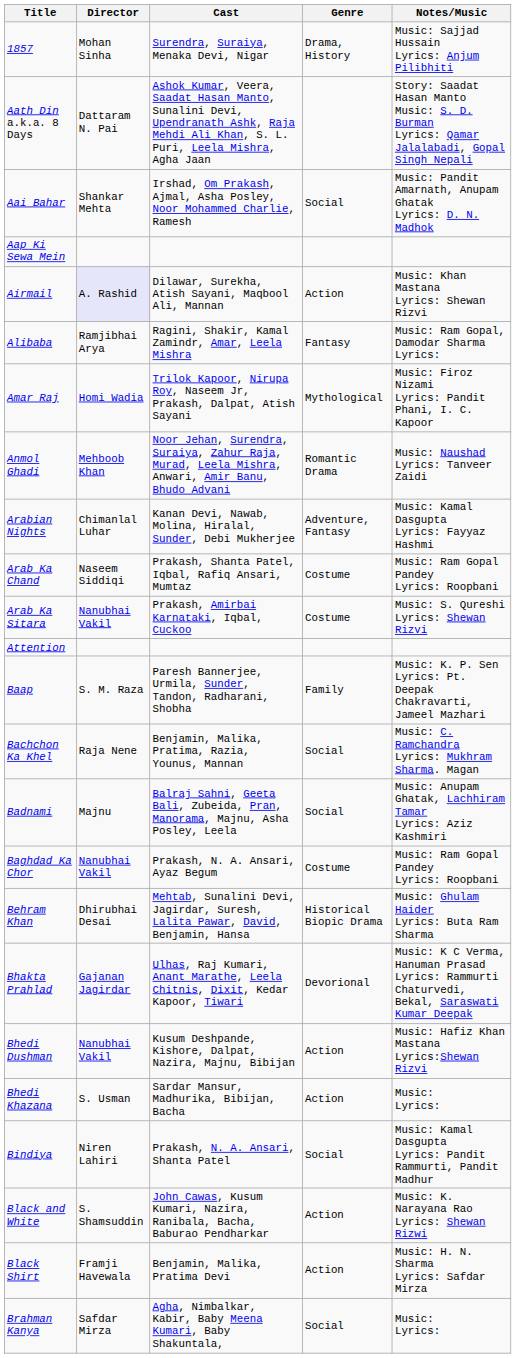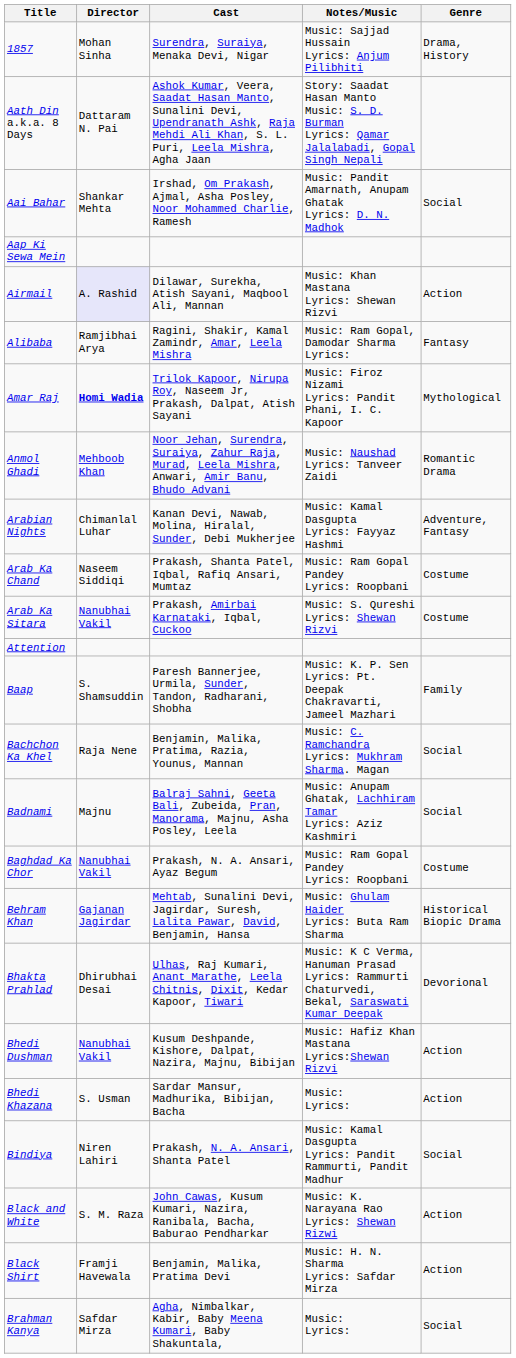columns swapped: (347, 13) <-> (452, 13)
(111, 398) normal -> (111, 398) bold
(111, 690) S. M. Raza -> (111, 690) S. Shamsuddin
(108, 916) Dhirubhai Desai -> (105, 916) Gajanan Jagirdar
(105, 983) Gajanan Jagirdar -> (108, 983) Dhirubhai Desai
(111, 1216) S. Shamsuddin -> (111, 1216) S. M. Raza
